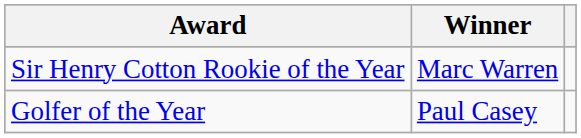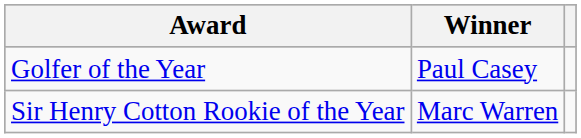rows swapped: (108, 111) <-> (208, 68)
